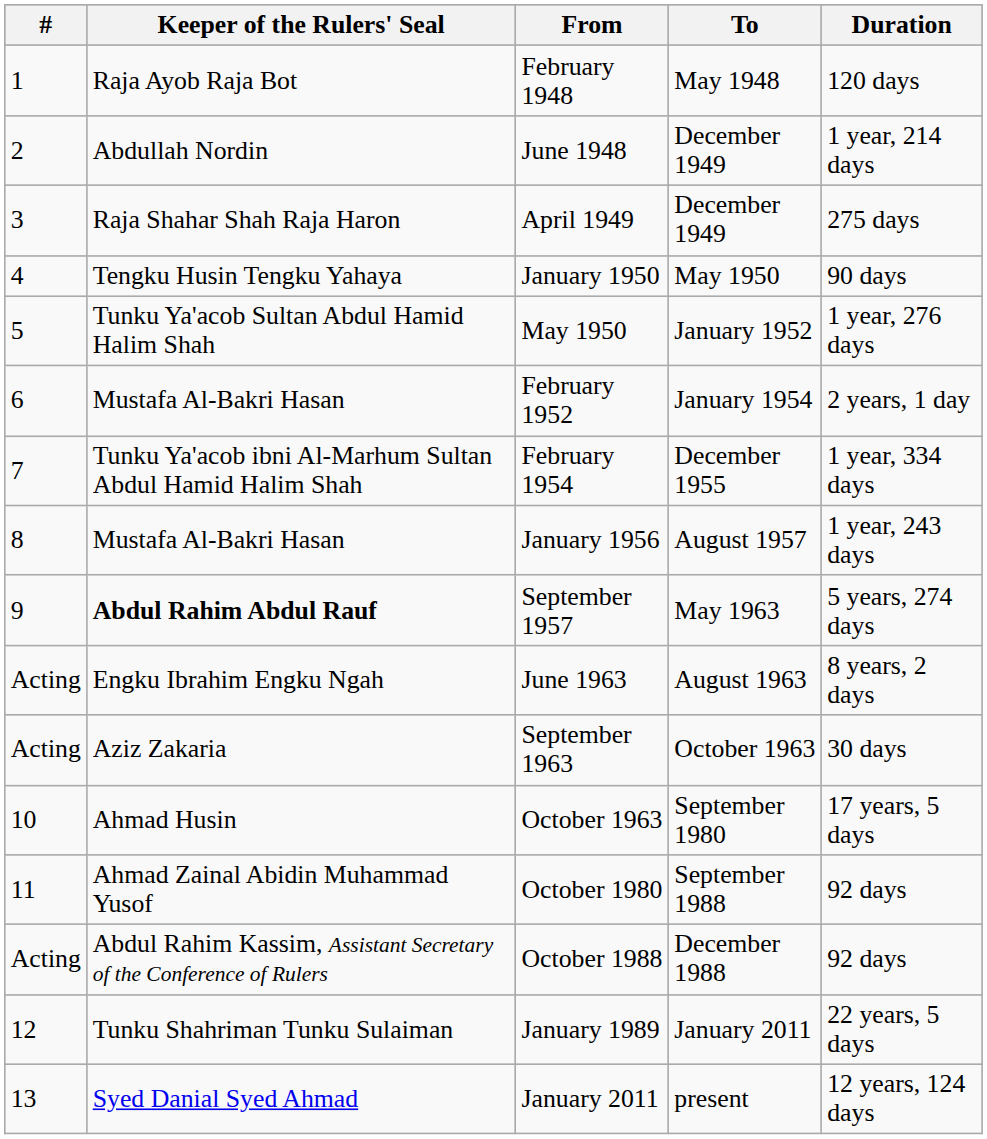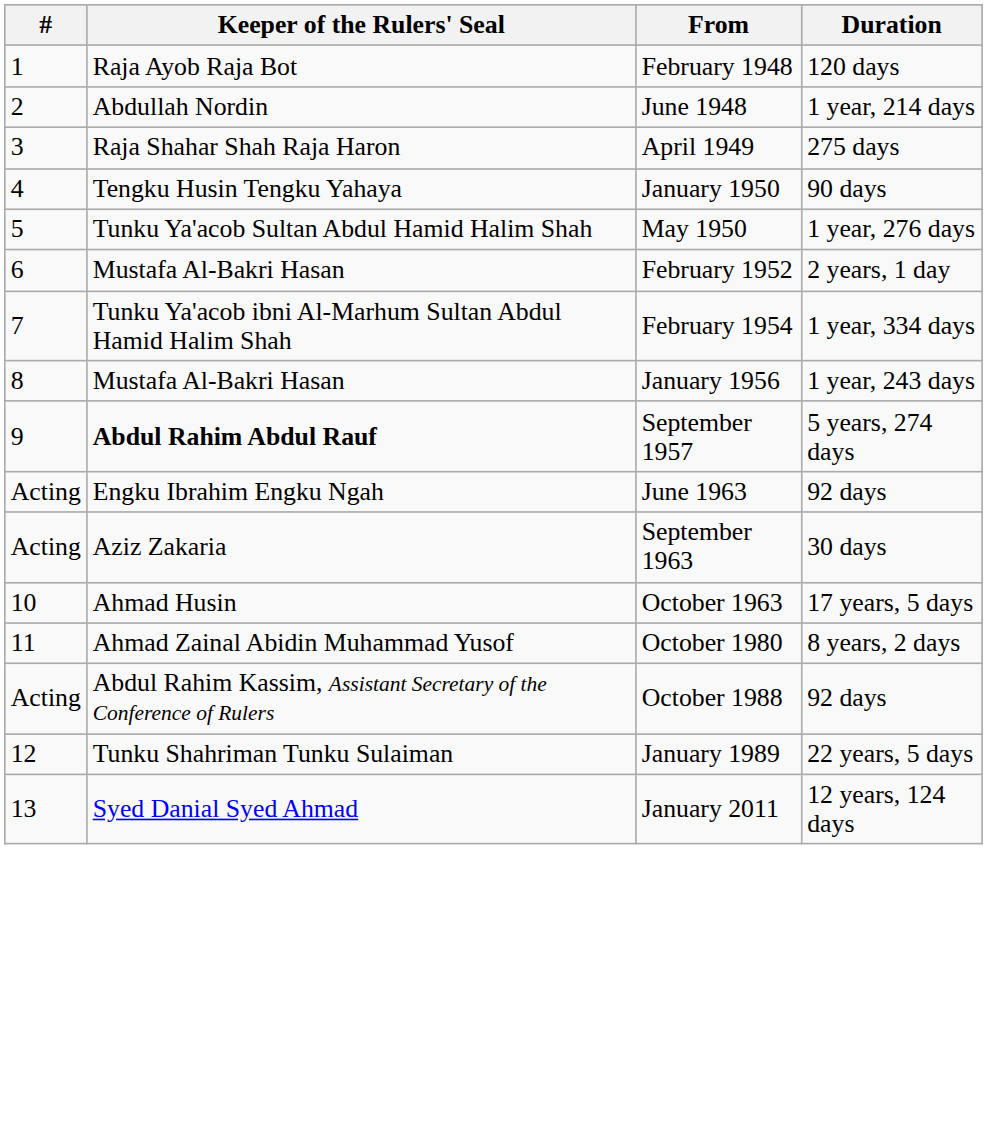- column: (745, 24)
(877, 679) 8 years, 2 days -> (847, 491) 92 days
(867, 889) 92 days -> (884, 642) 8 years, 2 days
